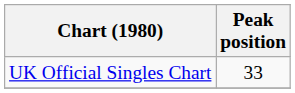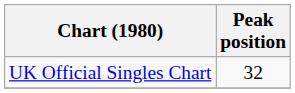(253, 72) 33 -> (253, 72) 32
